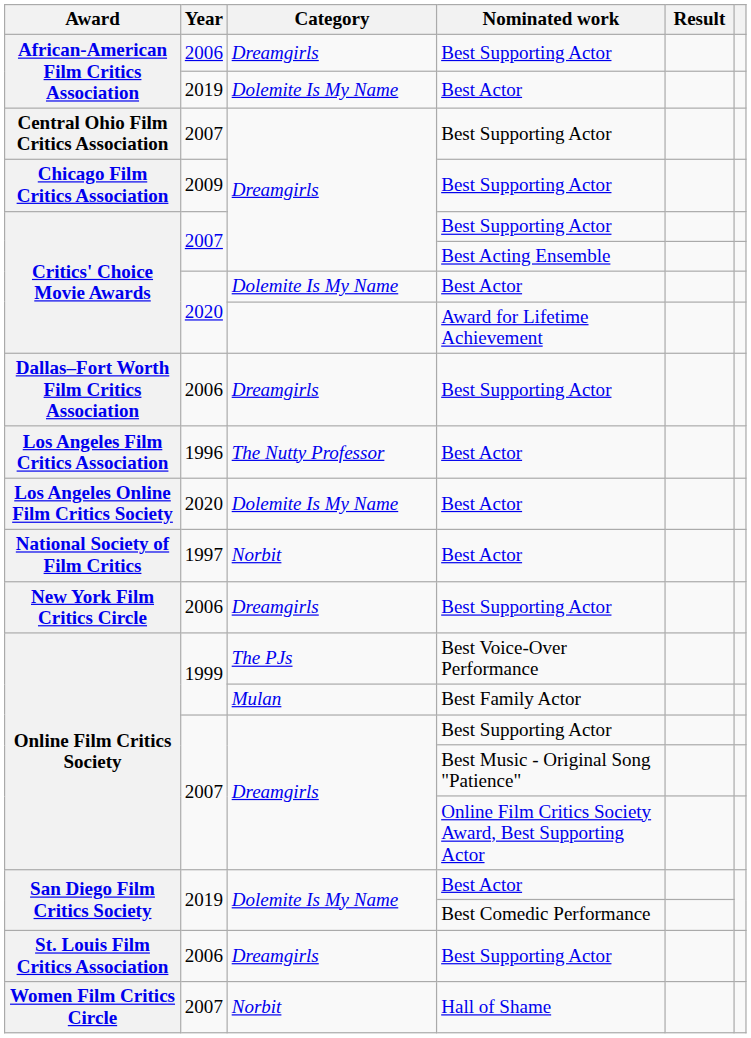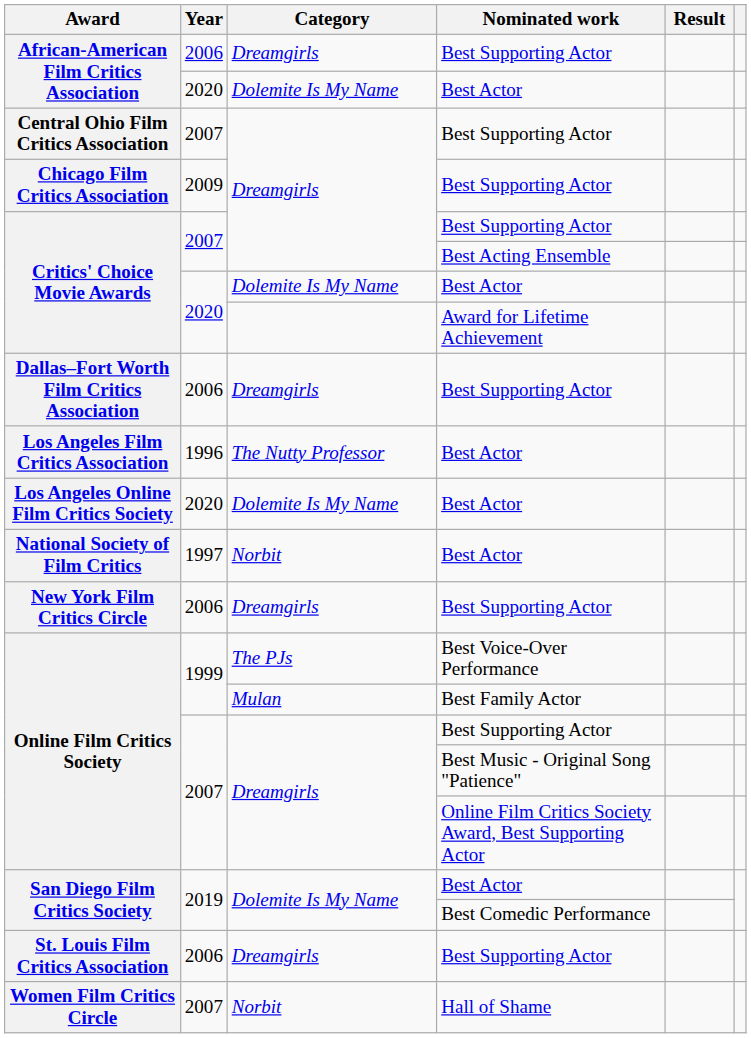(204, 89) 2019 -> (204, 89) 2020
